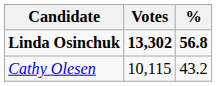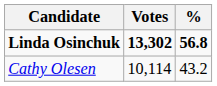(149, 68) 10,115 -> (149, 68) 10,114
